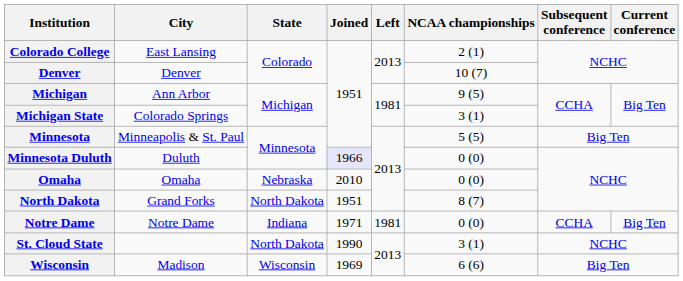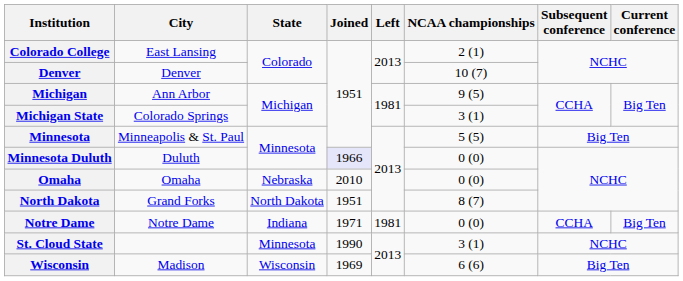(287, 243) North Dakota -> (287, 243) Minnesota
